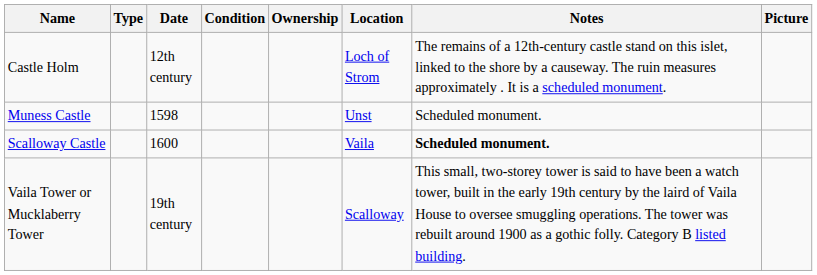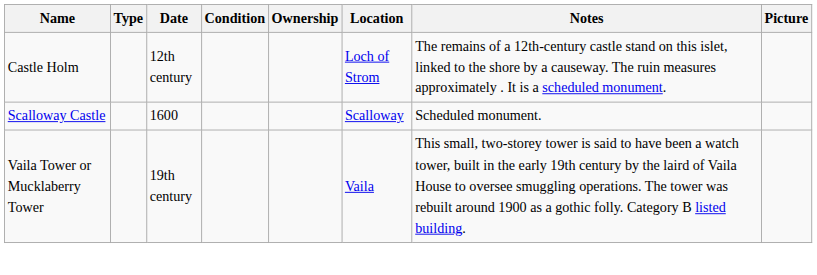- row: (49, 116)
(359, 143) Vaila -> (374, 116) Scalloway
(482, 143) bold -> (478, 116) normal
(374, 214) Scalloway -> (359, 186) Vaila
